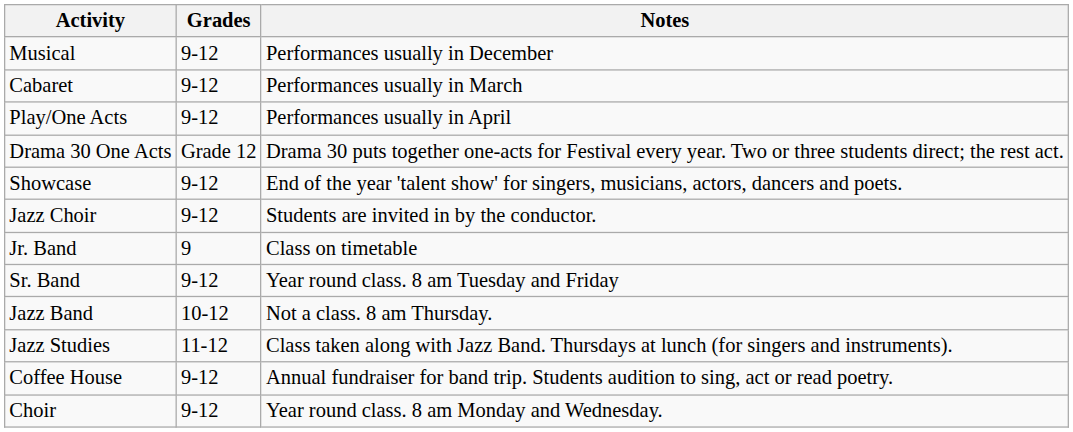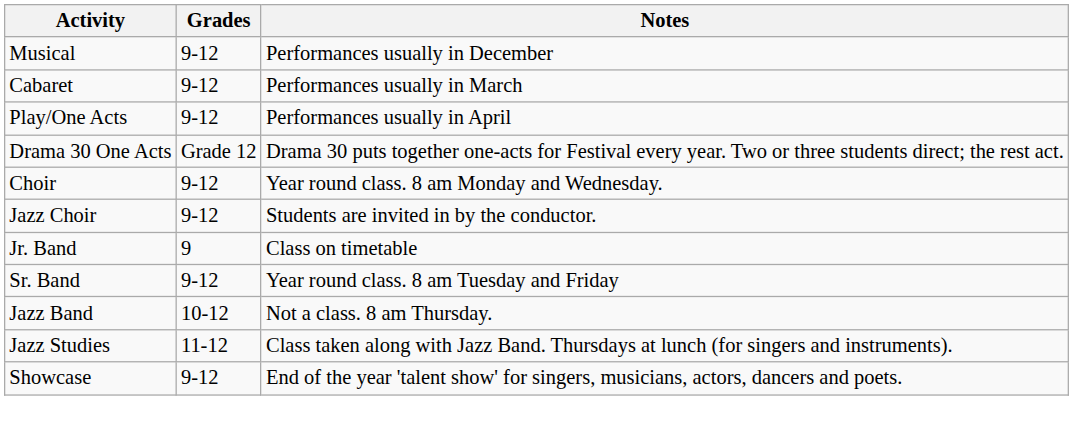rows swapped: (33, 410) <-> (50, 183)
- row: (66, 378)
